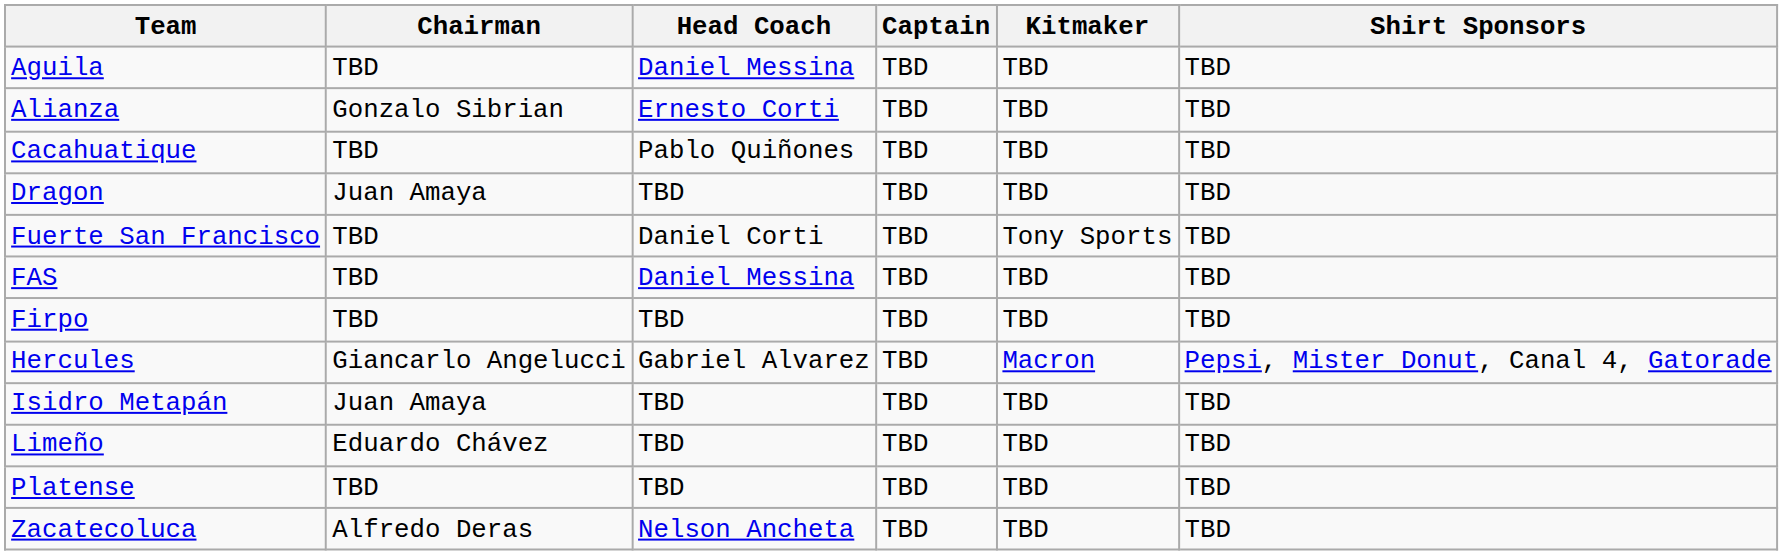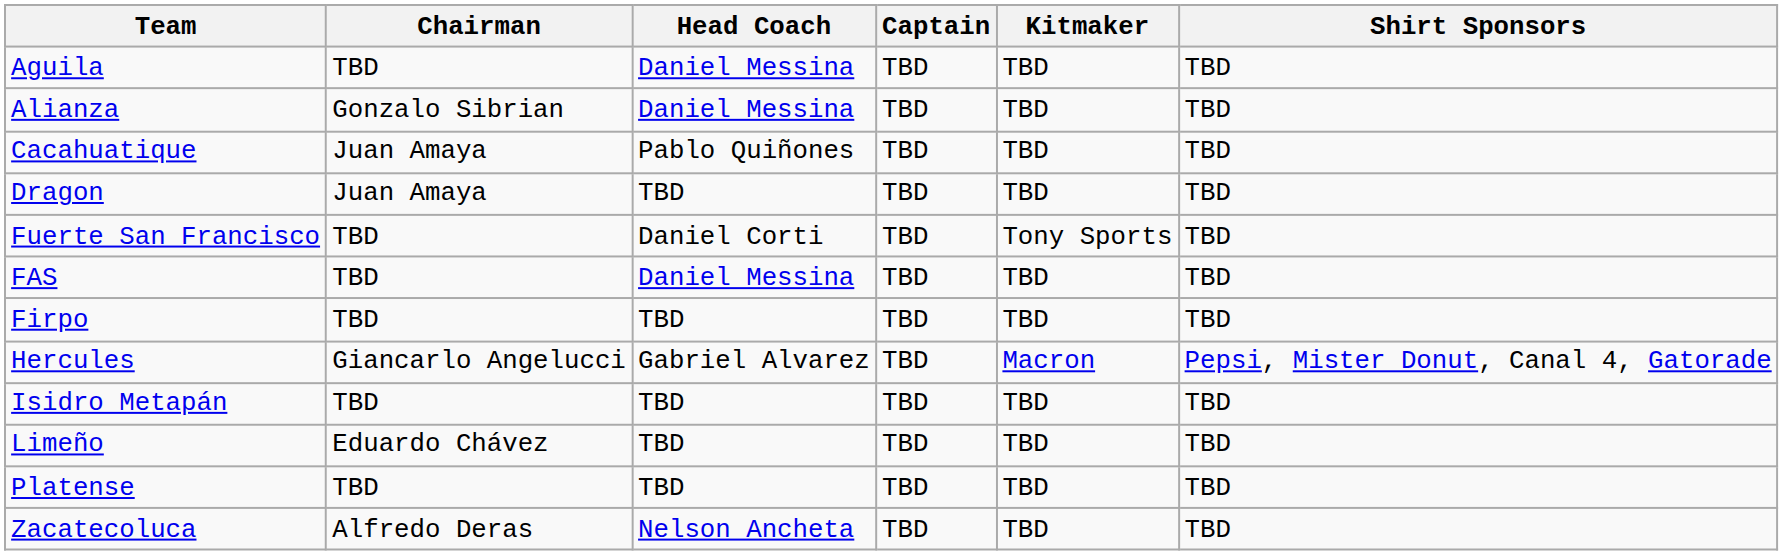(738, 110) Ernesto Corti -> (746, 110) Daniel Messina
(355, 152) TBD -> (410, 152) Juan Amaya
(410, 404) Juan Amaya -> (355, 404) TBD
